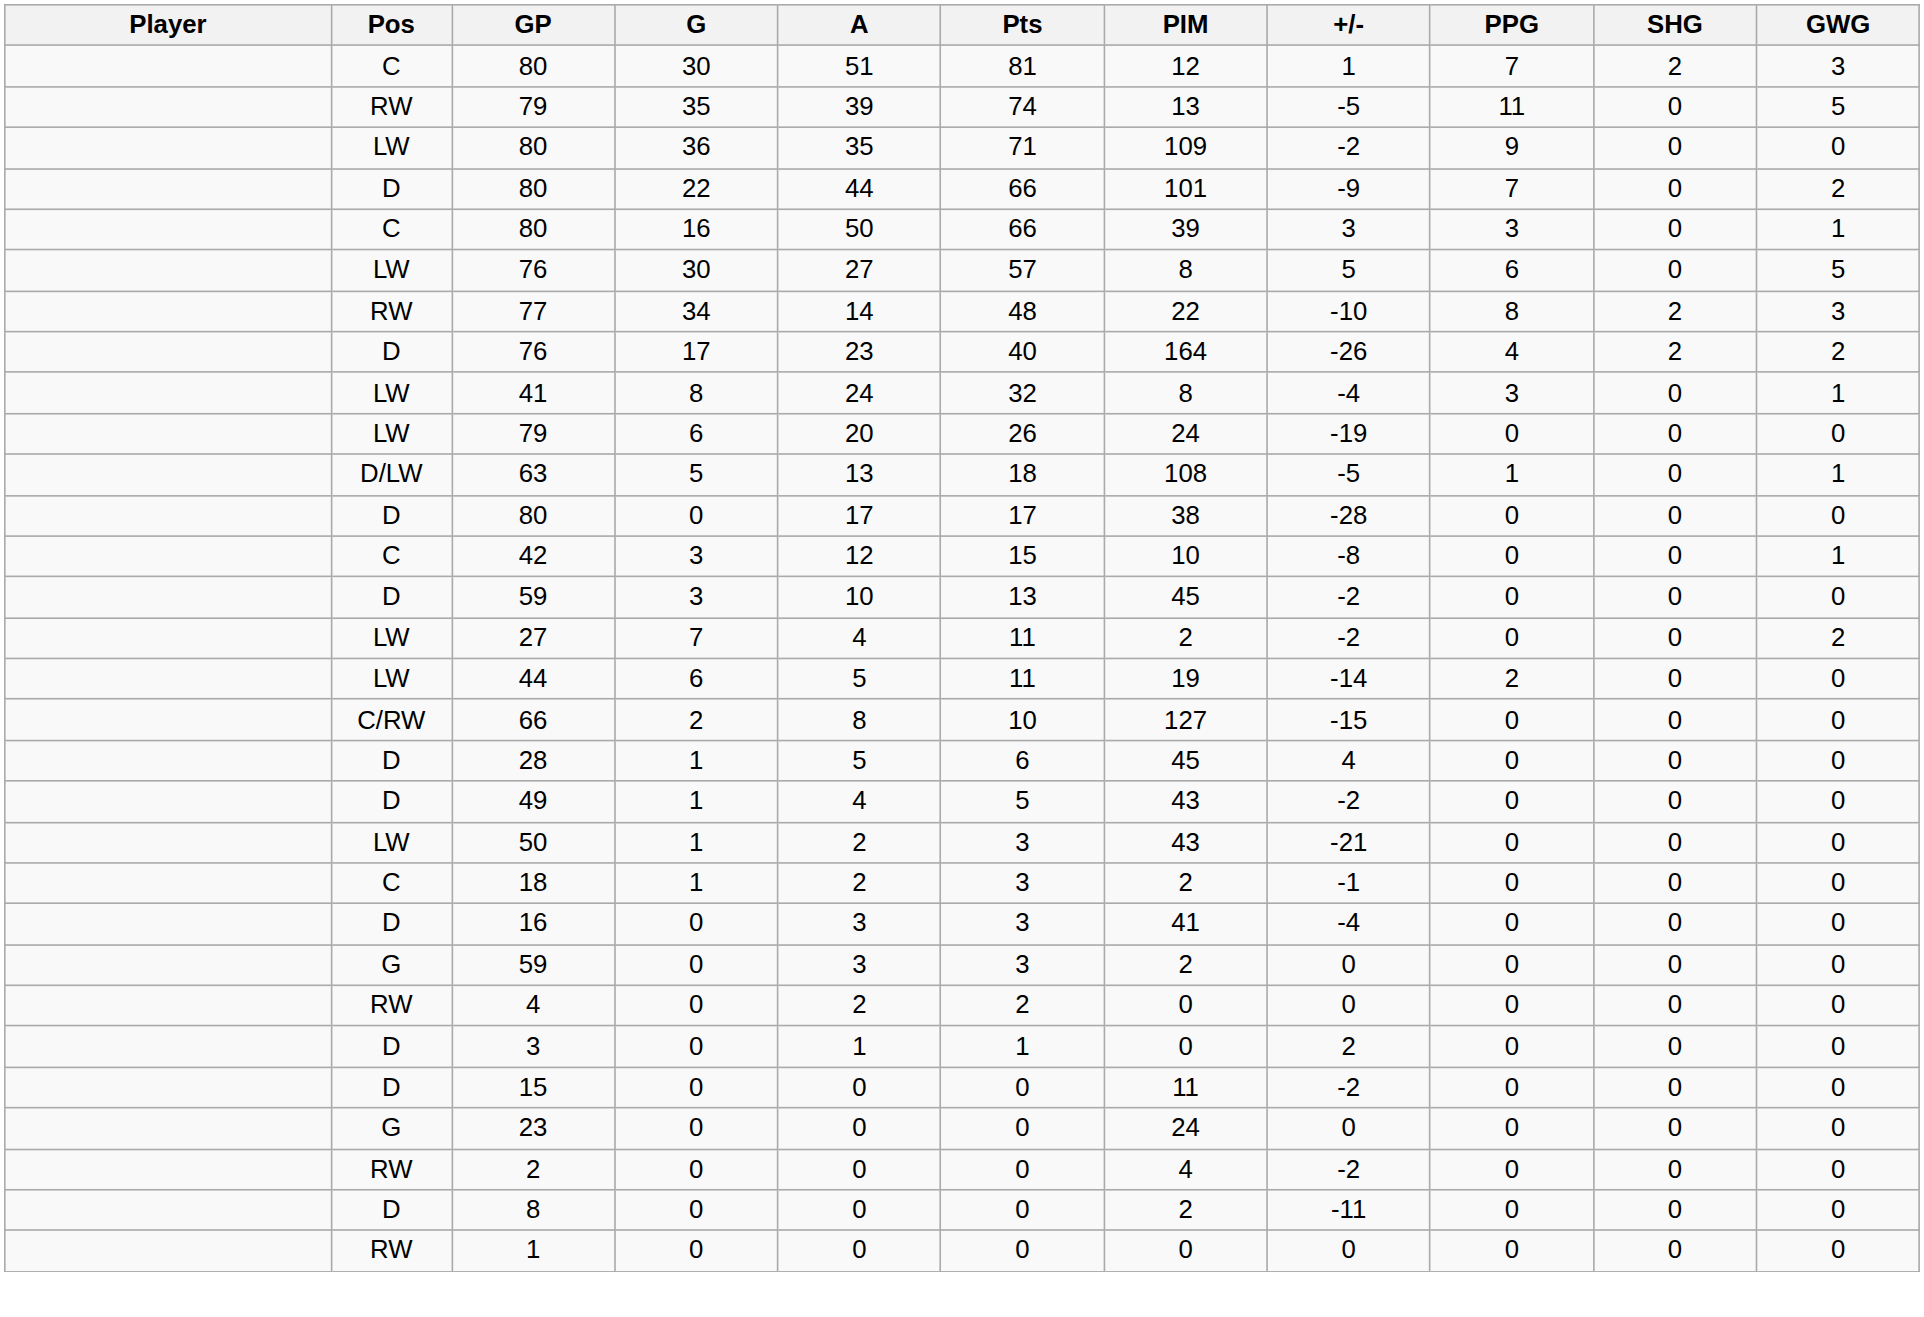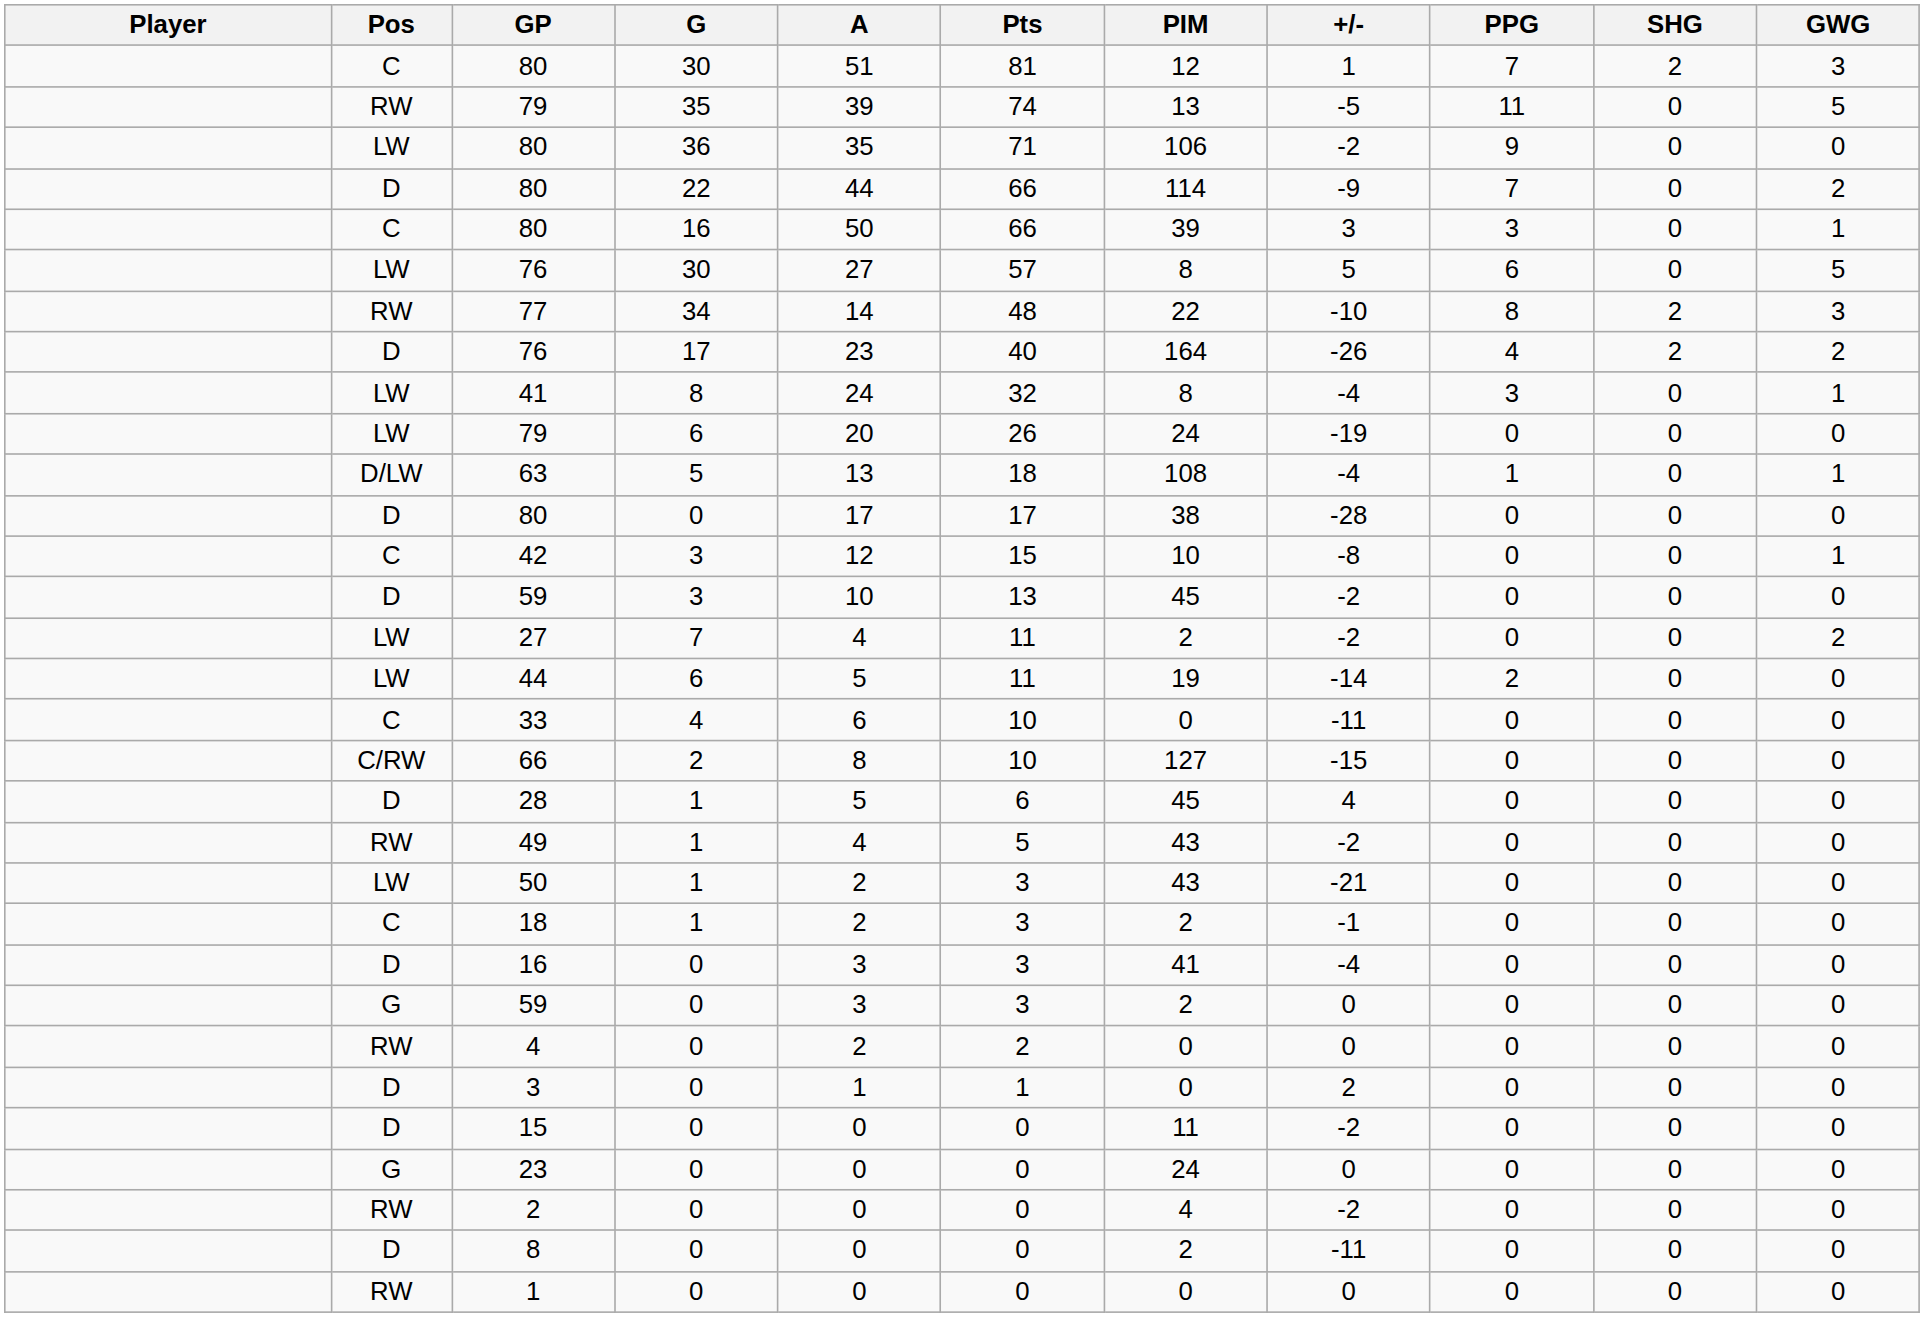(1186, 147) 109 -> (1186, 147) 106
(1186, 188) 101 -> (1186, 188) 114
(1349, 474) -5 -> (1349, 474) -4
+ row: (533, 719)
(391, 801) D -> (391, 842) RW
